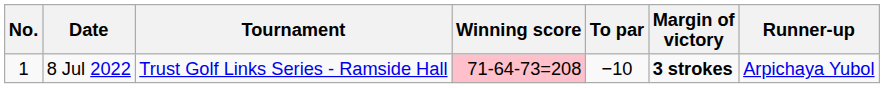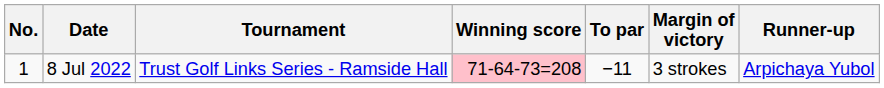(617, 69) −10 -> (617, 69) −11
(693, 69) bold -> (690, 69) normal
